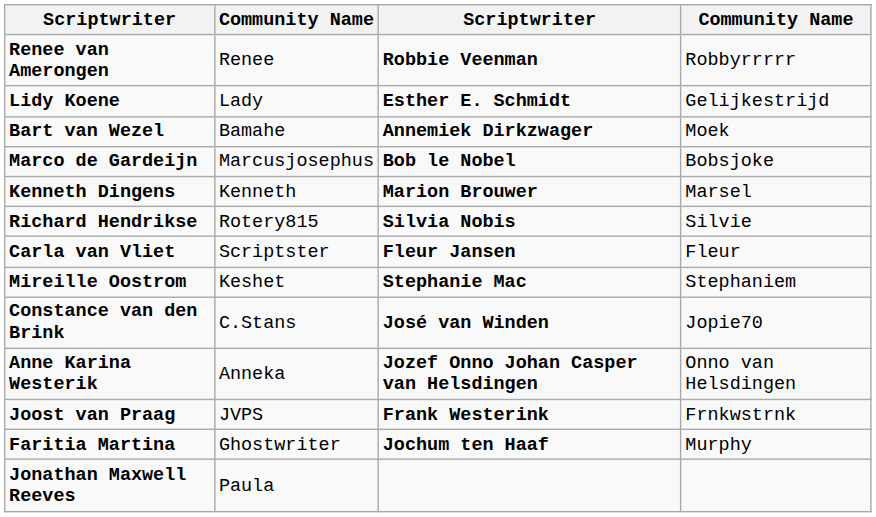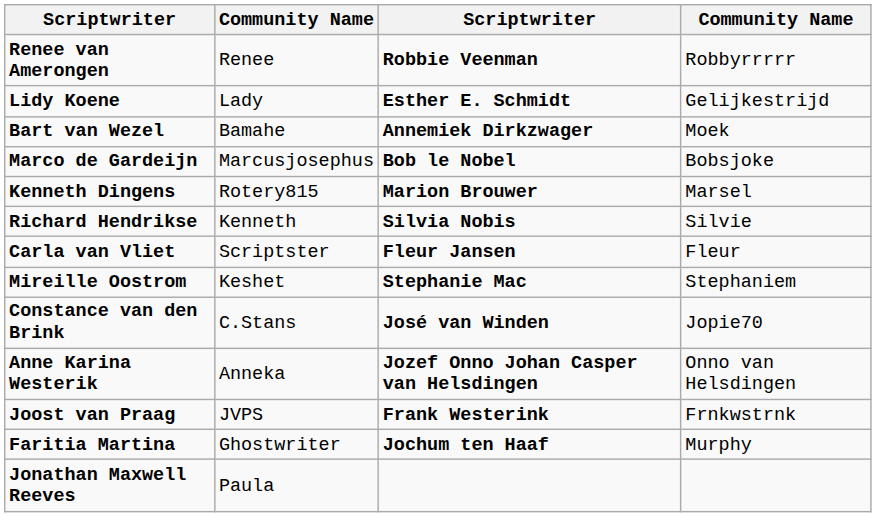(258, 191) Kenneth -> (269, 191) Rotery815
(269, 222) Rotery815 -> (258, 222) Kenneth
